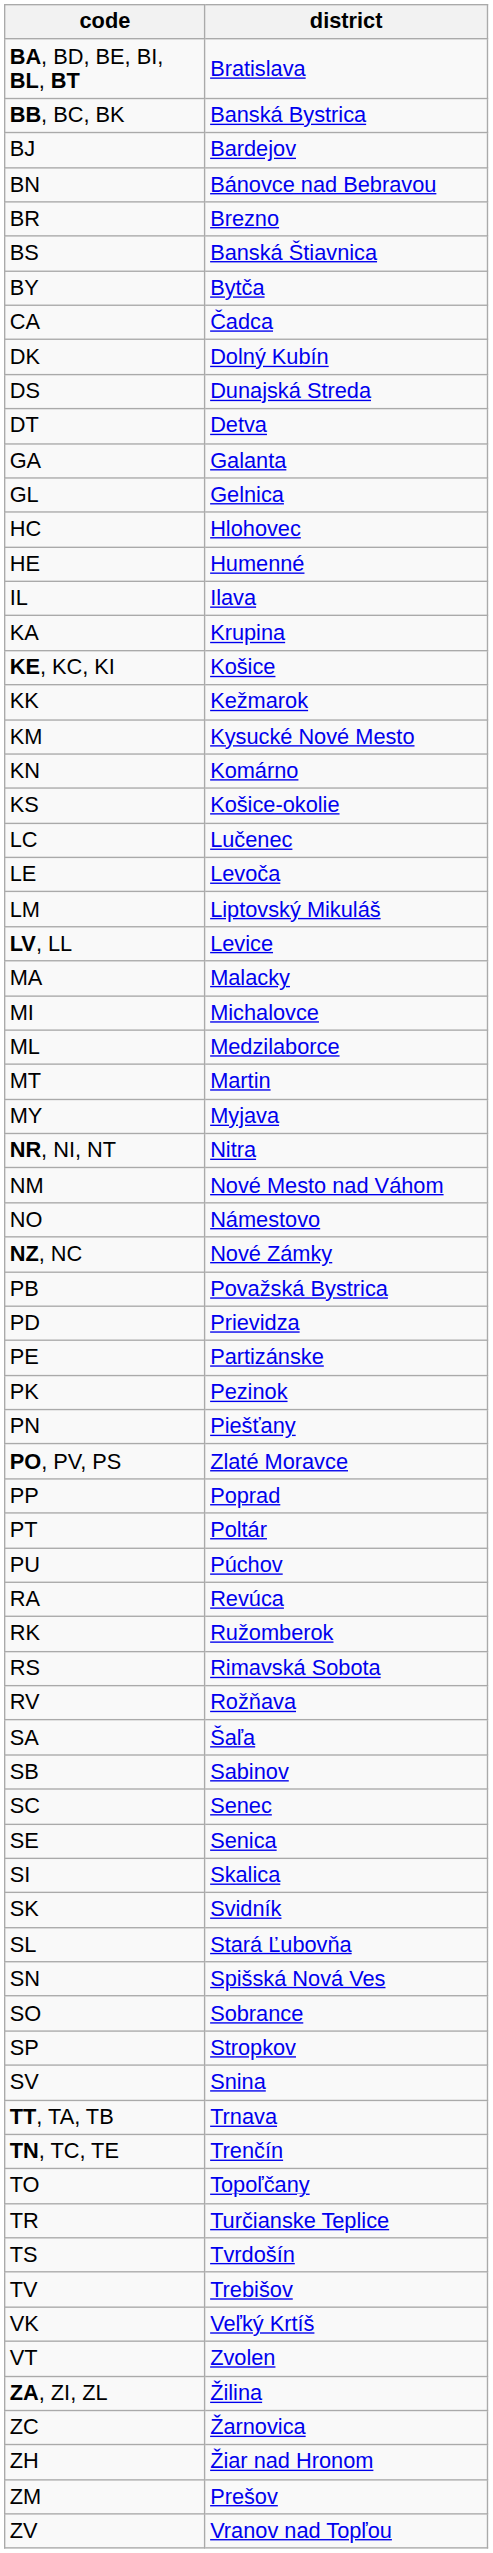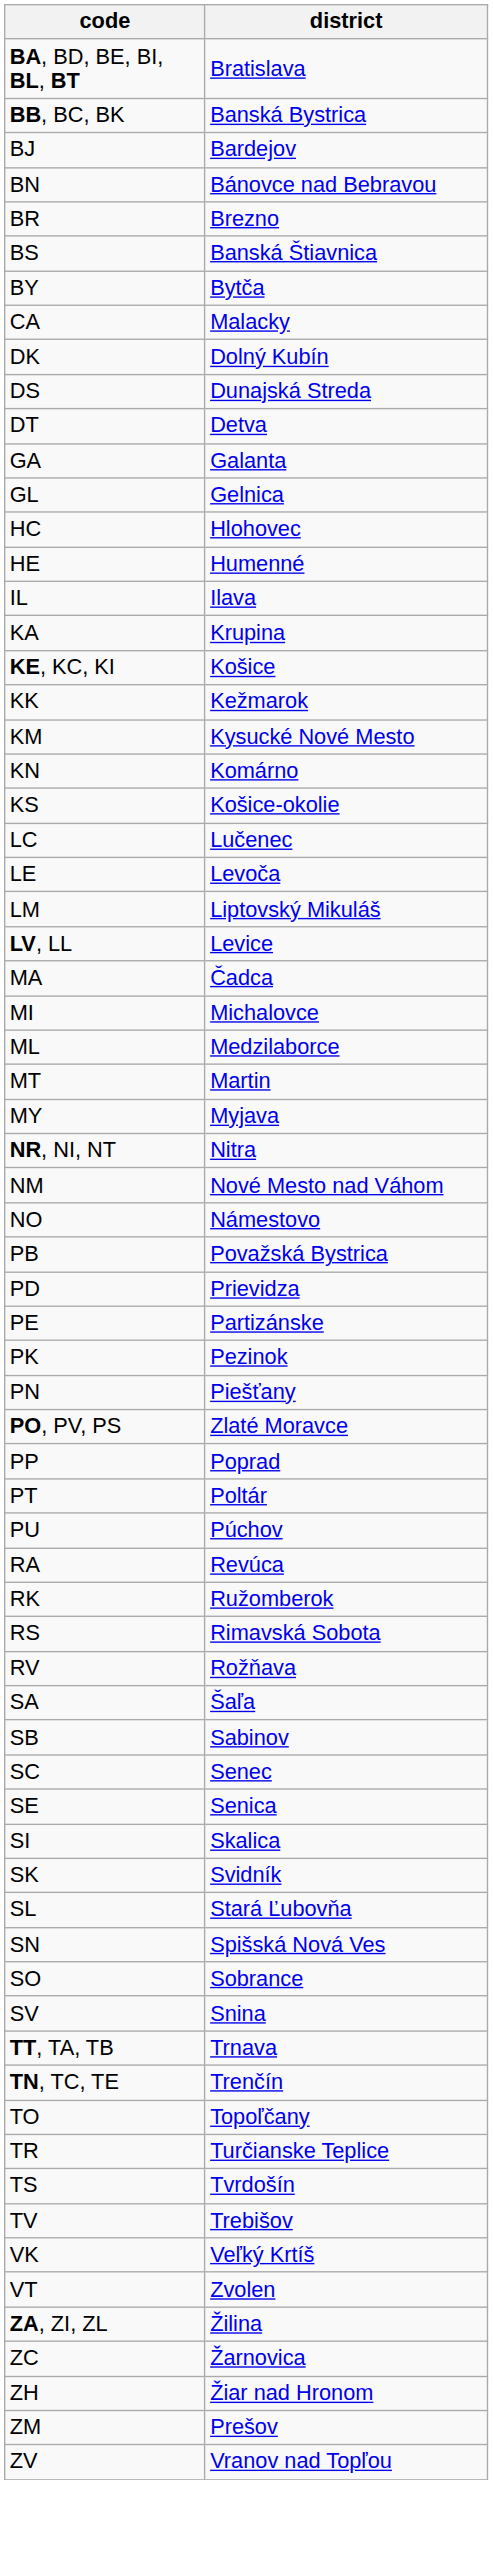(242, 322) Čadca -> (250, 322) Malacky
(250, 978) Malacky -> (242, 978) Čadca
- row: (46, 1254)
- row: (24, 2047)
